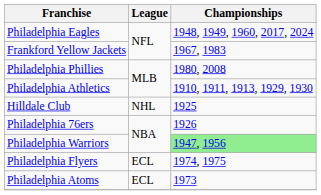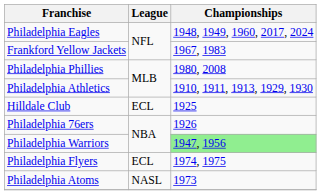(144, 106) NHL -> (143, 106) ECL
(143, 180) ECL -> (147, 180) NASL
